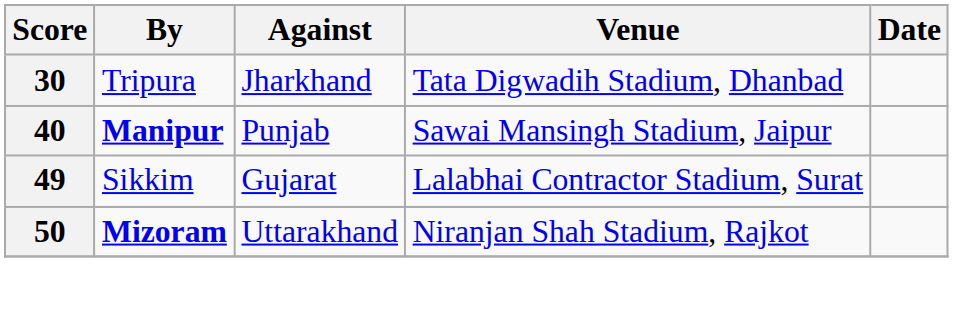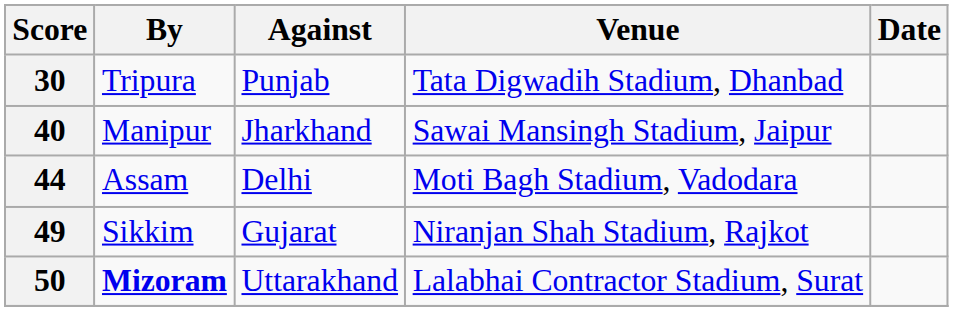(307, 79) Jharkhand -> (285, 79) Punjab
(163, 130) bold -> (157, 130) normal
(285, 130) Punjab -> (307, 130) Jharkhand
+ row: (50, 180)
(638, 180) Lalabhai Contractor Stadium, Surat -> (611, 230) Niranjan Shah Stadium, Rajkot
(611, 230) Niranjan Shah Stadium, Rajkot -> (638, 280) Lalabhai Contractor Stadium, Surat
